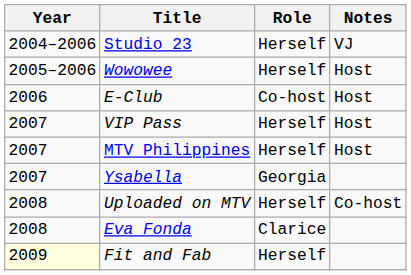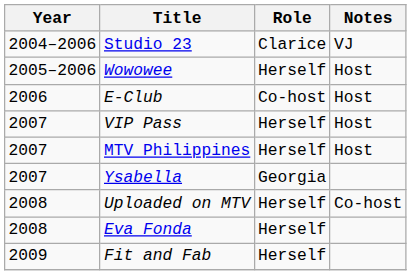(292, 44) Herself -> (292, 44) Clarice
(292, 230) Clarice -> (292, 230) Herself
(28, 256) lightyellow background -> (28, 256) no background
